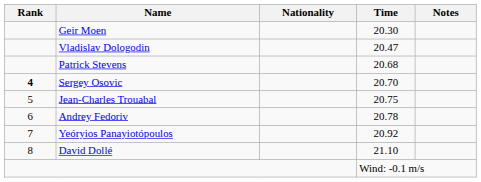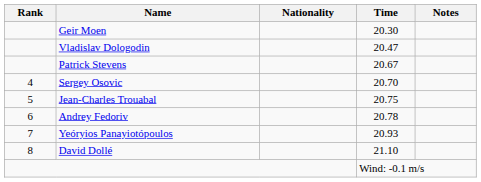(386, 64) 20.68 -> (386, 64) 20.67
(30, 82) bold -> (30, 82) normal
(386, 133) 20.92 -> (386, 133) 20.93
